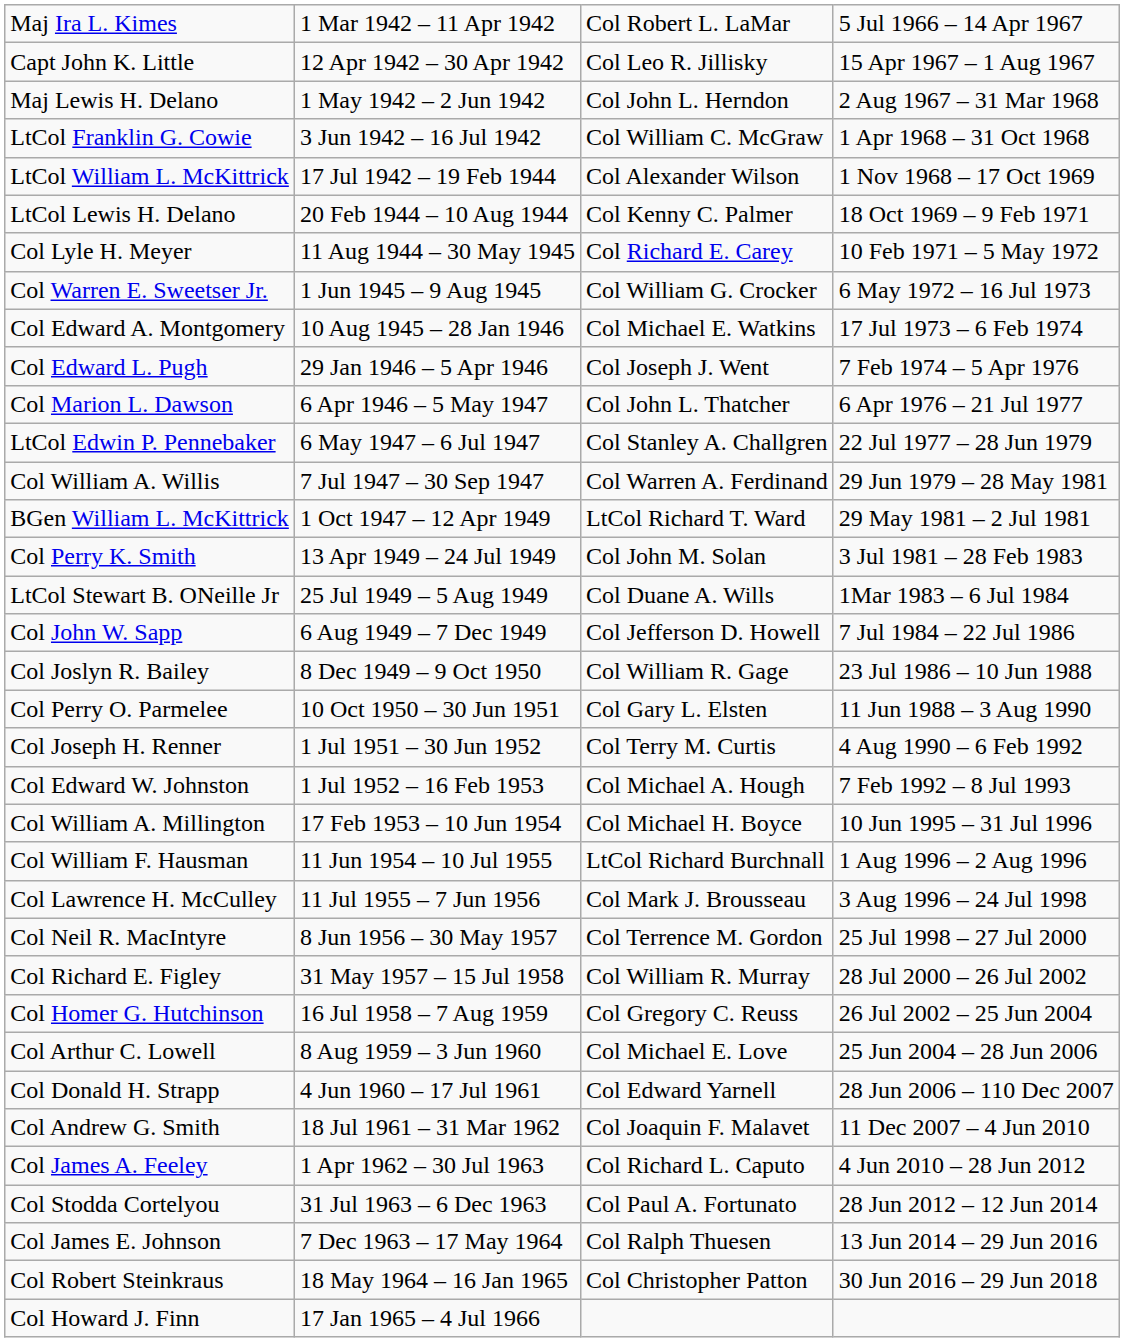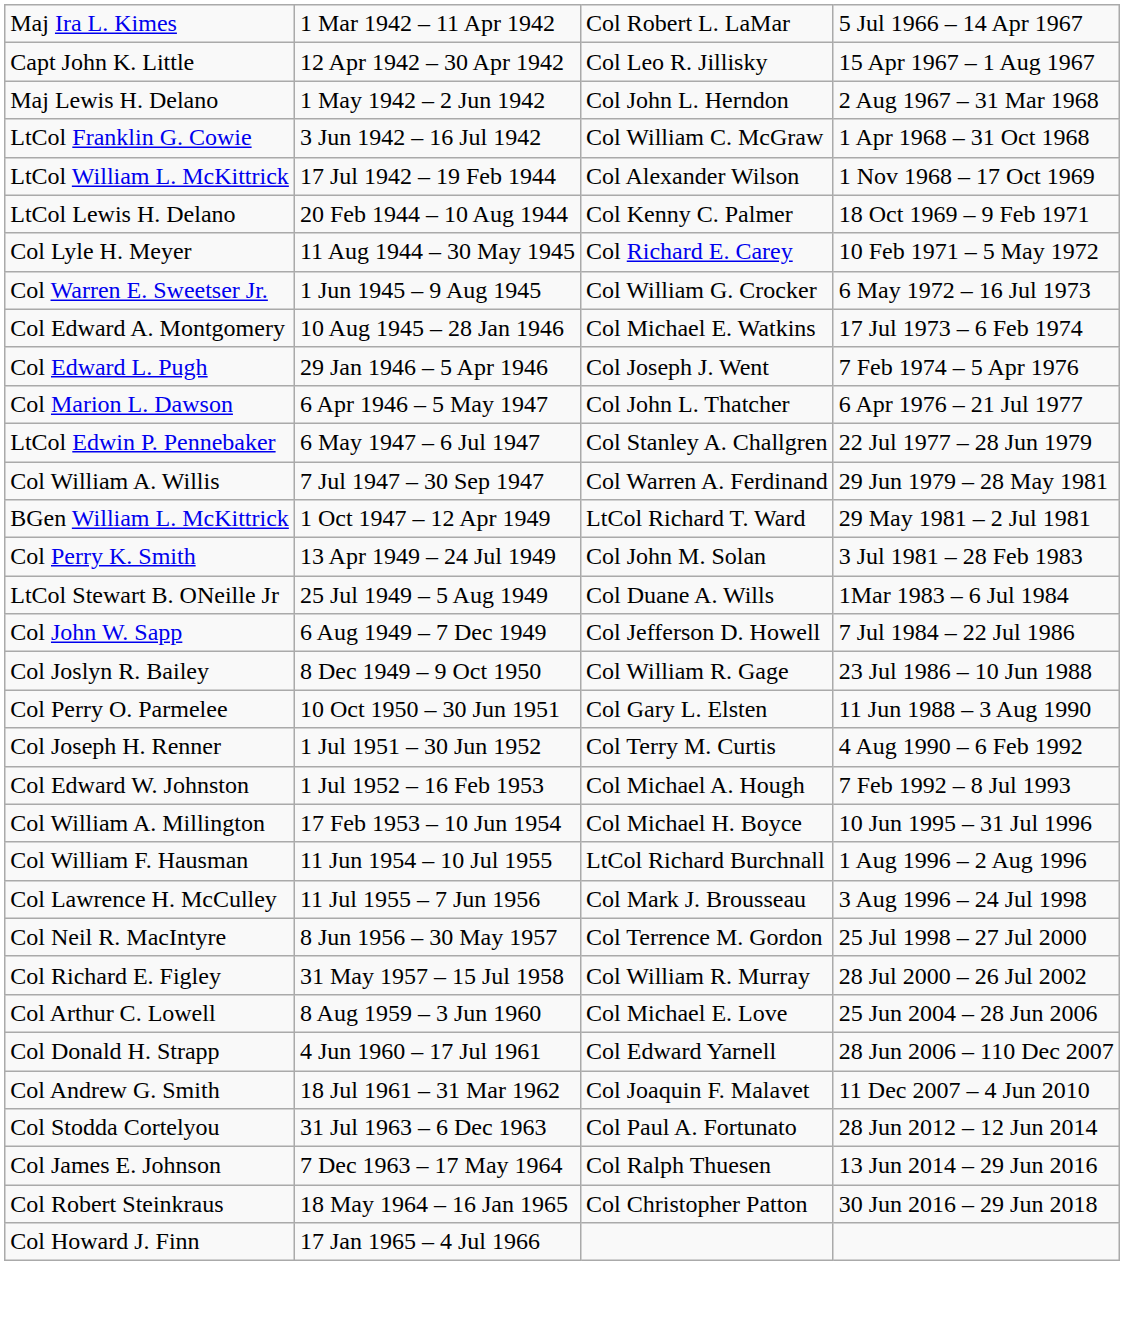- row: (137, 1013)
- row: (109, 1165)
